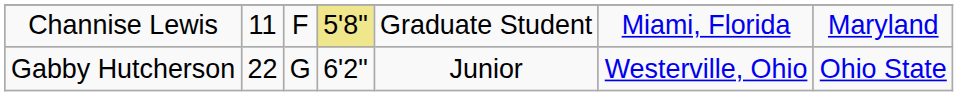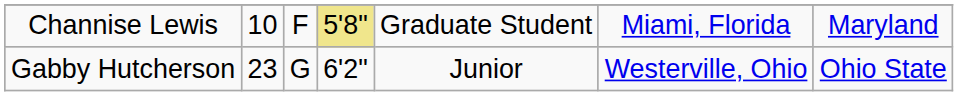(262, 25) 11 -> (262, 25) 10
(262, 68) 22 -> (262, 68) 23
